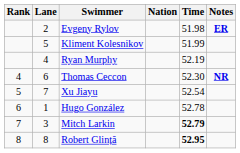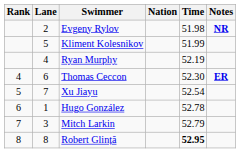(221, 28) ER -> (221, 28) NR
(221, 76) NR -> (221, 76) ER
(193, 124) bold -> (193, 124) normal
